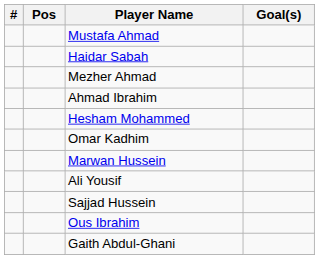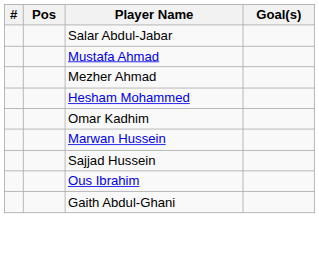+ row: (120, 35)
- row: (108, 56)
- row: (112, 98)
- row: (95, 181)
